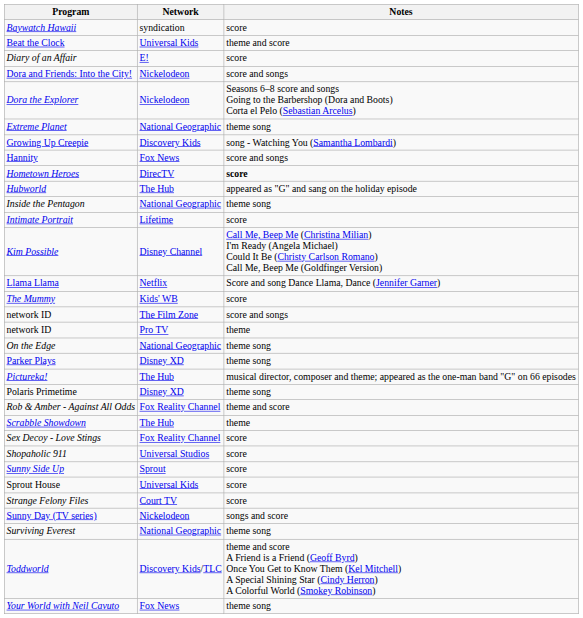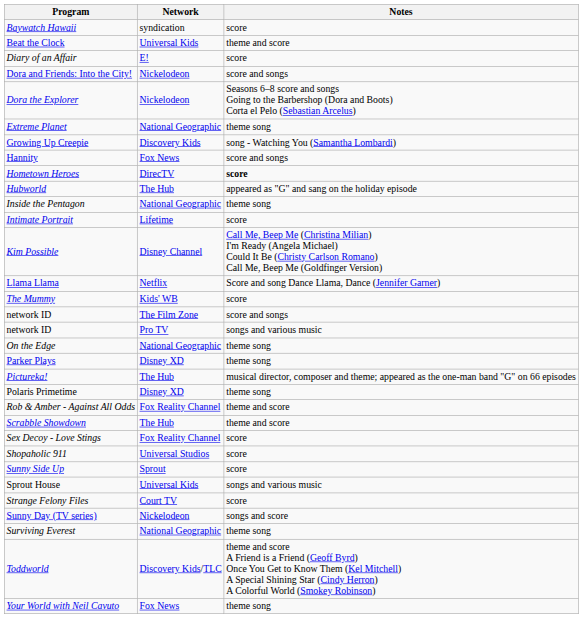(238, 330) theme -> (274, 330) songs and various music
(238, 423) theme -> (258, 423) theme and score
(237, 485) score -> (274, 485) songs and various music
